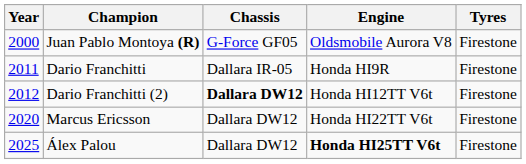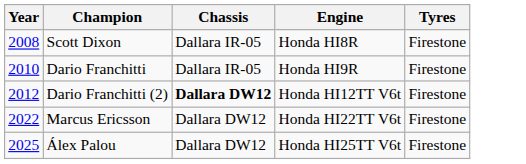- row: (123, 42)
+ row: (84, 42)
(23, 68) 2011 -> (24, 68) 2010
(24, 119) 2020 -> (24, 119) 2022
(375, 144) bold -> (340, 144) normal
